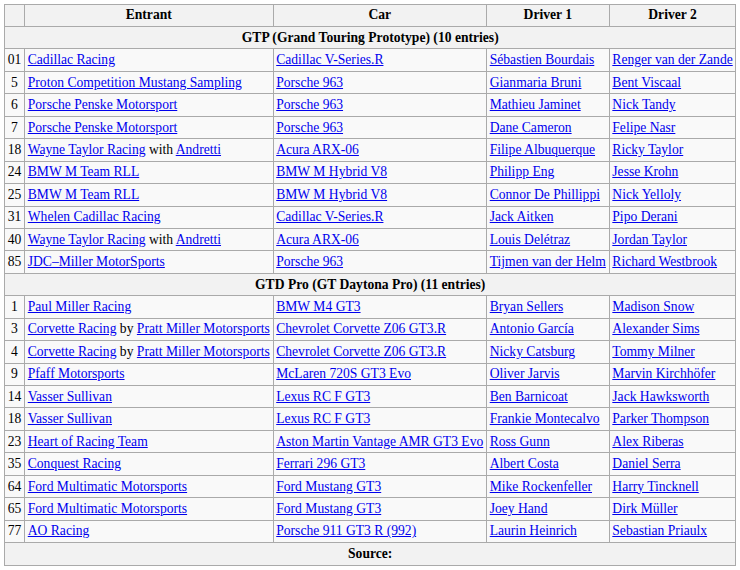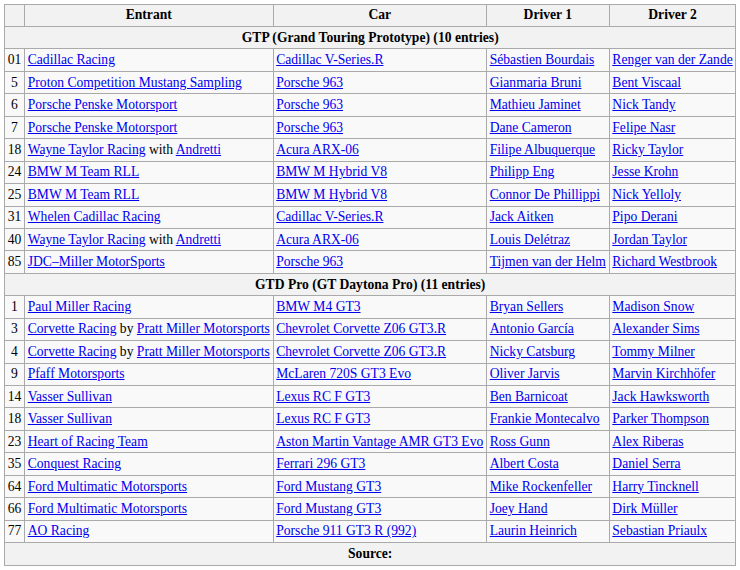(15, 508) 65 -> (15, 508) 66
